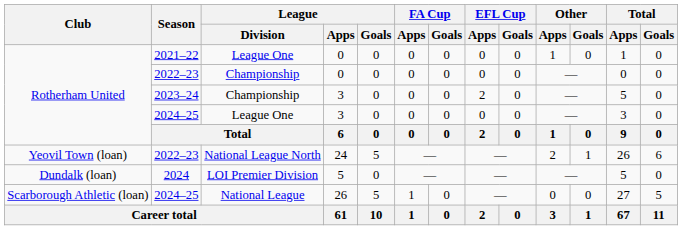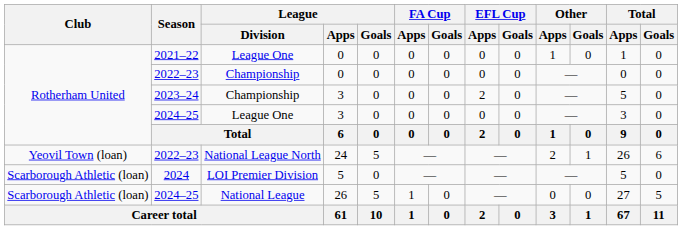(78, 174) Dundalk (loan) -> (78, 174) Scarborough Athletic (loan)
